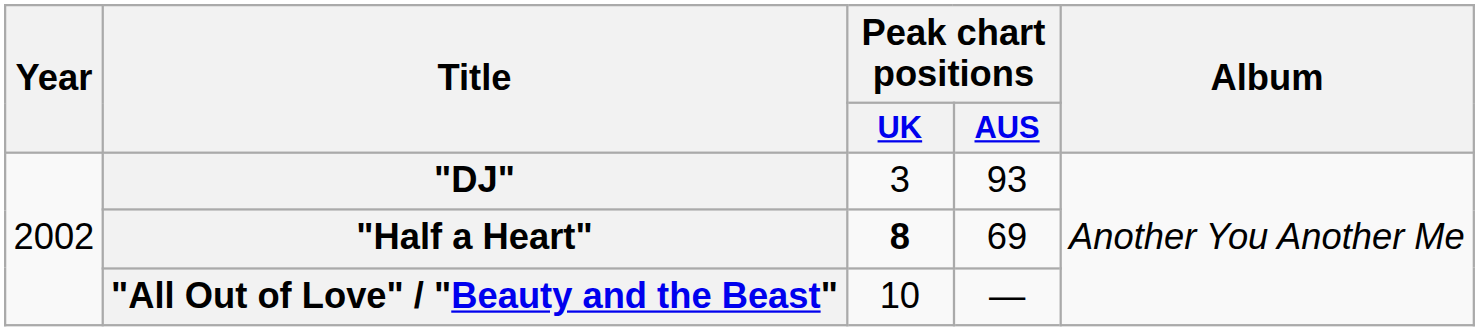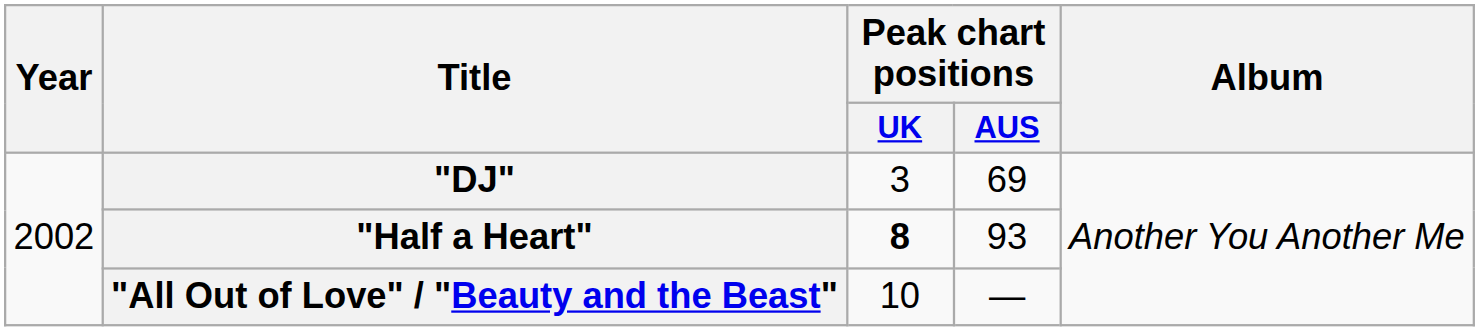(1007, 180) 93 -> (1007, 180) 69
(1007, 238) 69 -> (1007, 238) 93
